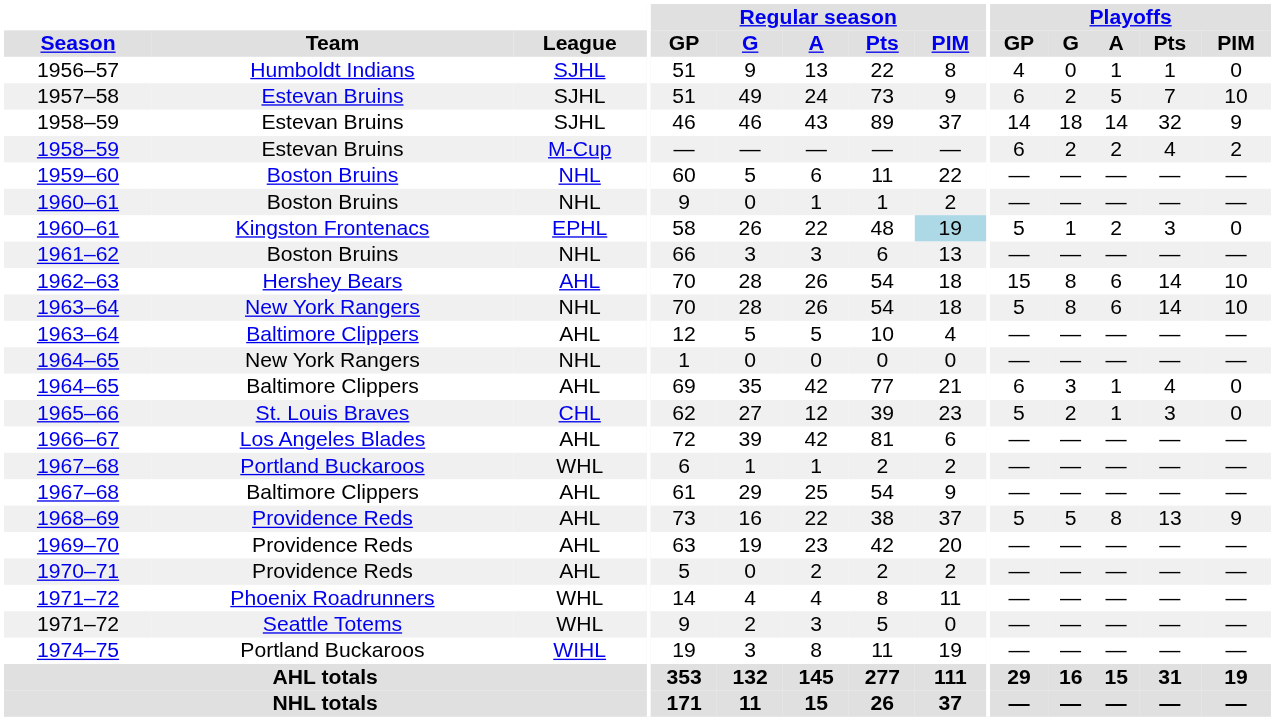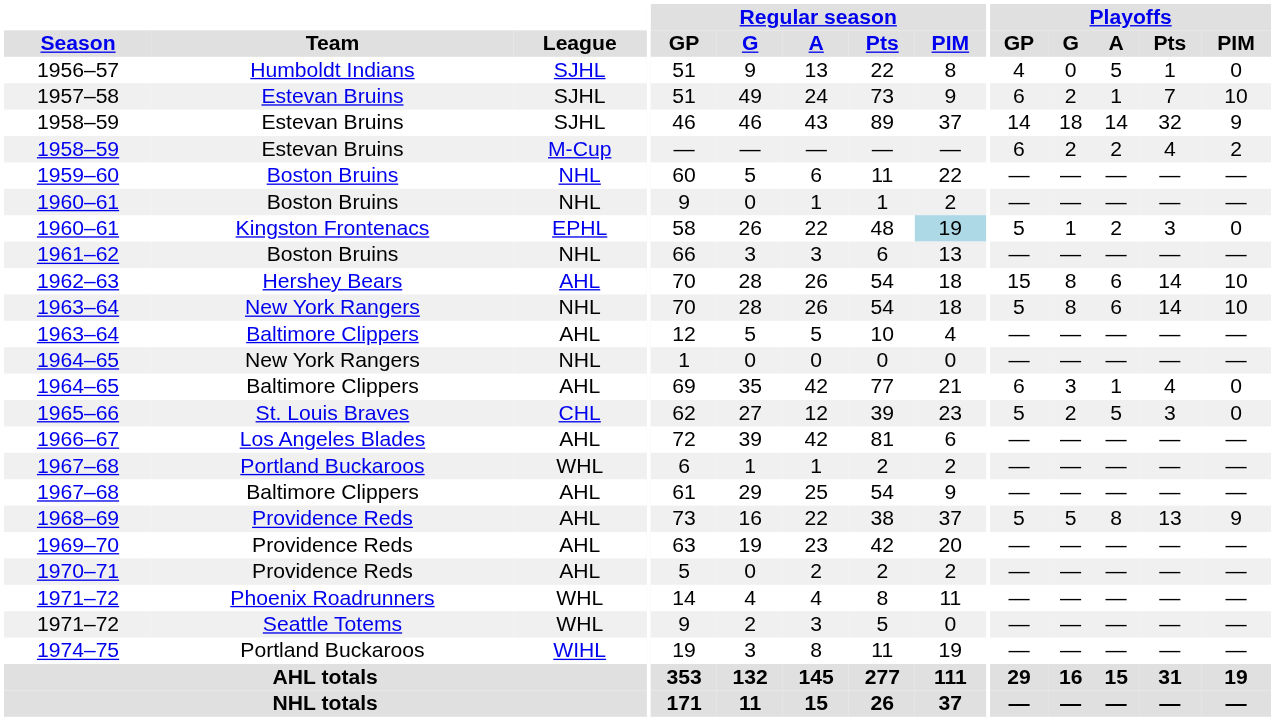(1116, 69) 1 -> (1116, 69) 5
(1116, 96) 5 -> (1116, 96) 1
(1116, 413) 1 -> (1116, 413) 5
